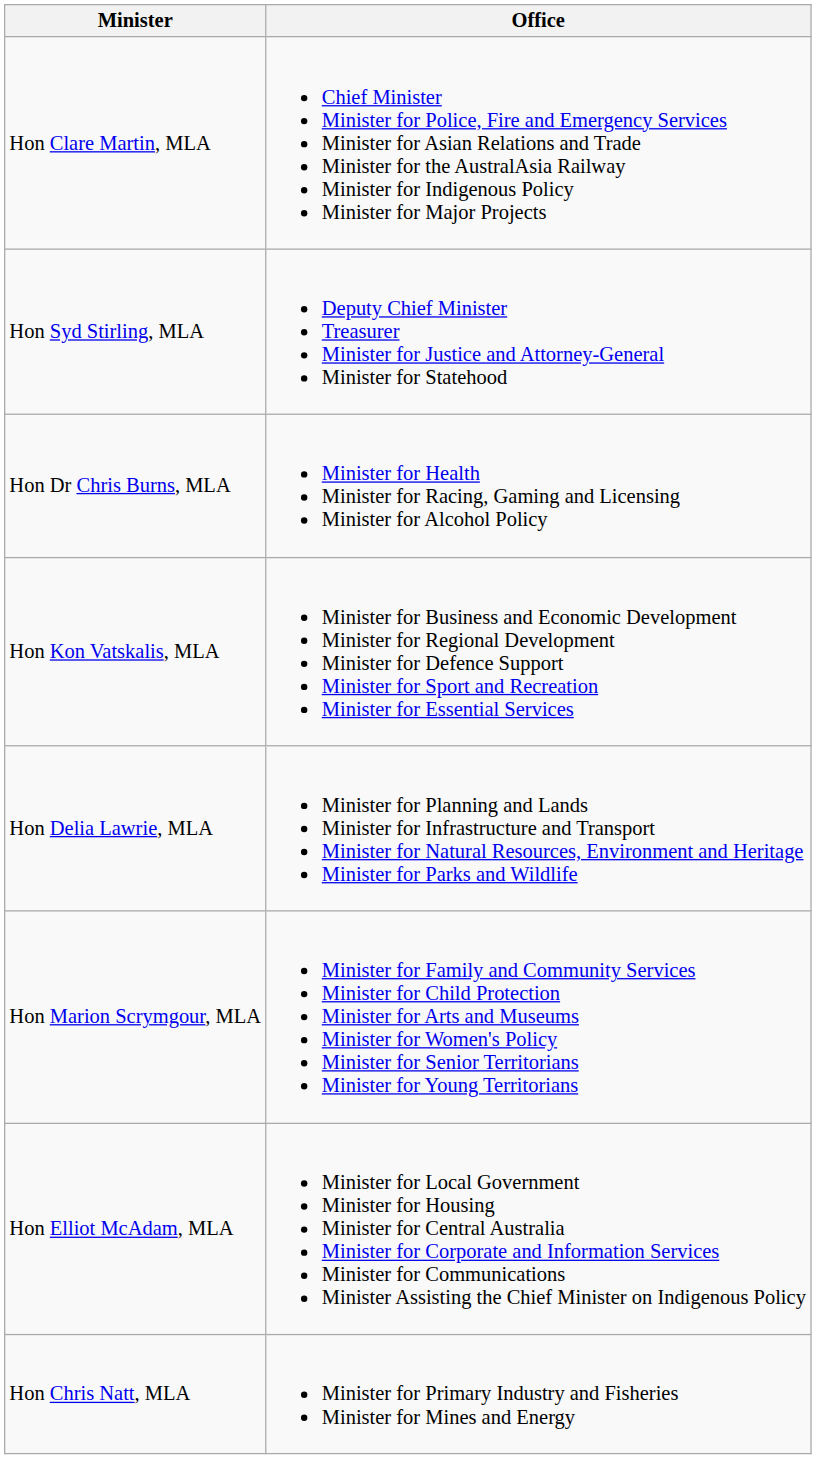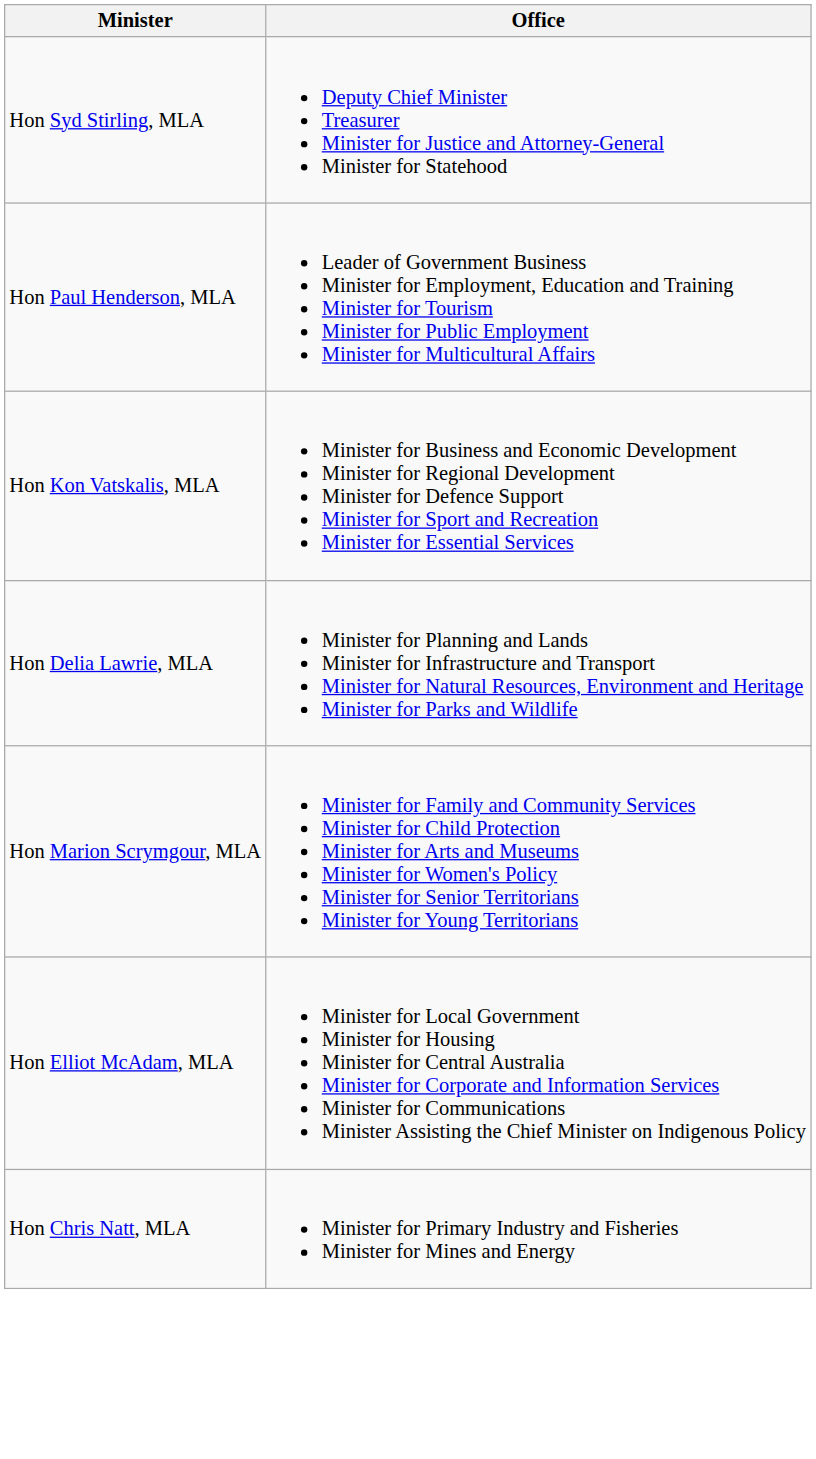- row: (110, 142)
+ row: (123, 296)
- row: (120, 485)
